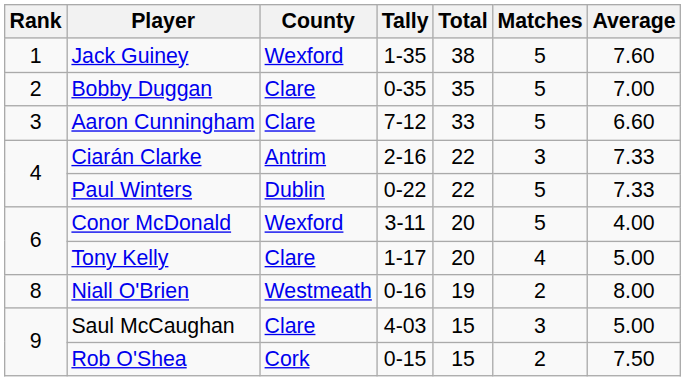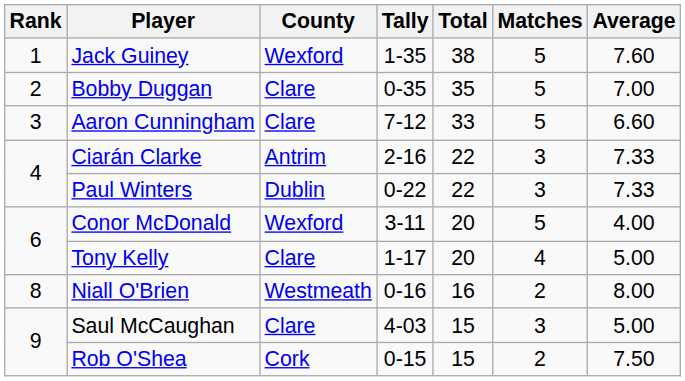(540, 190) 5 -> (540, 190) 3
(463, 291) 19 -> (463, 291) 16
